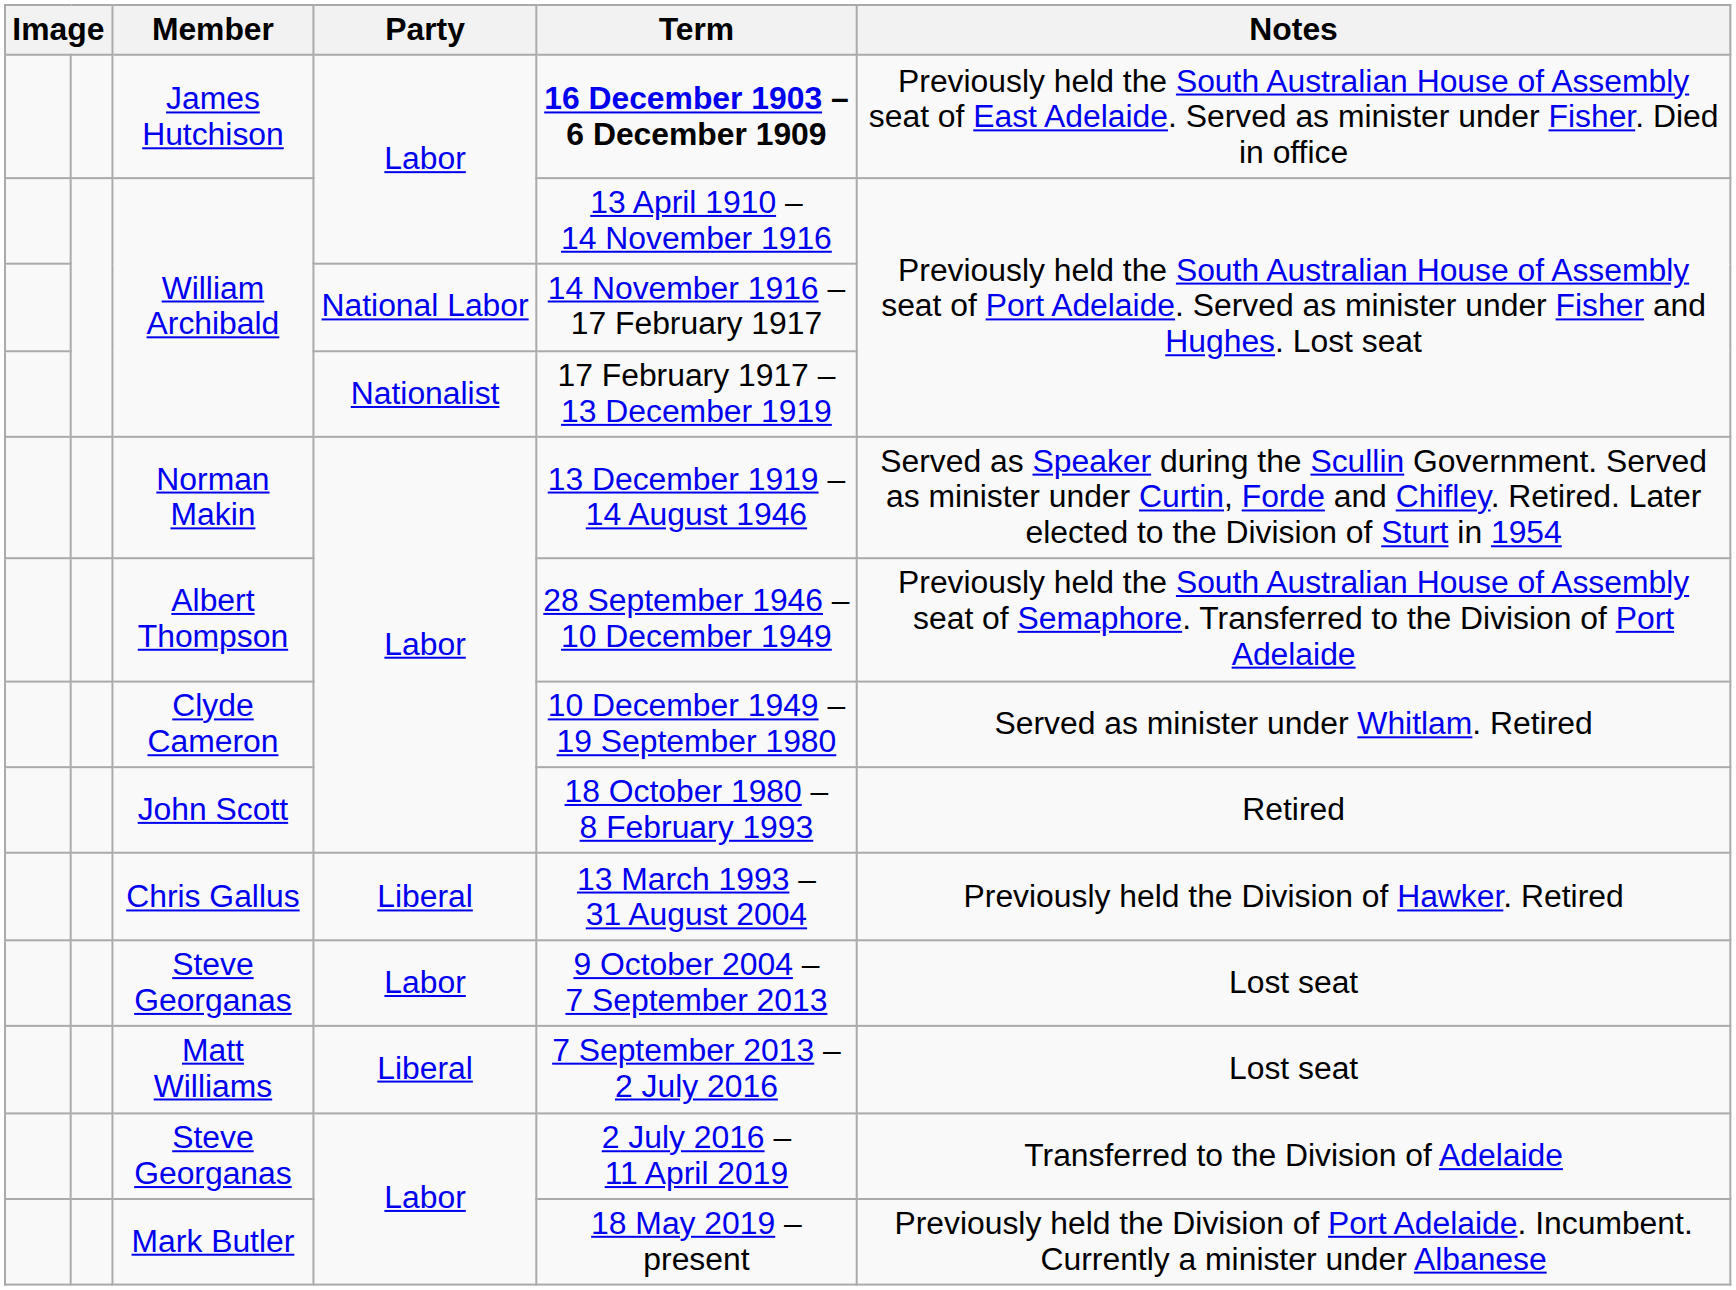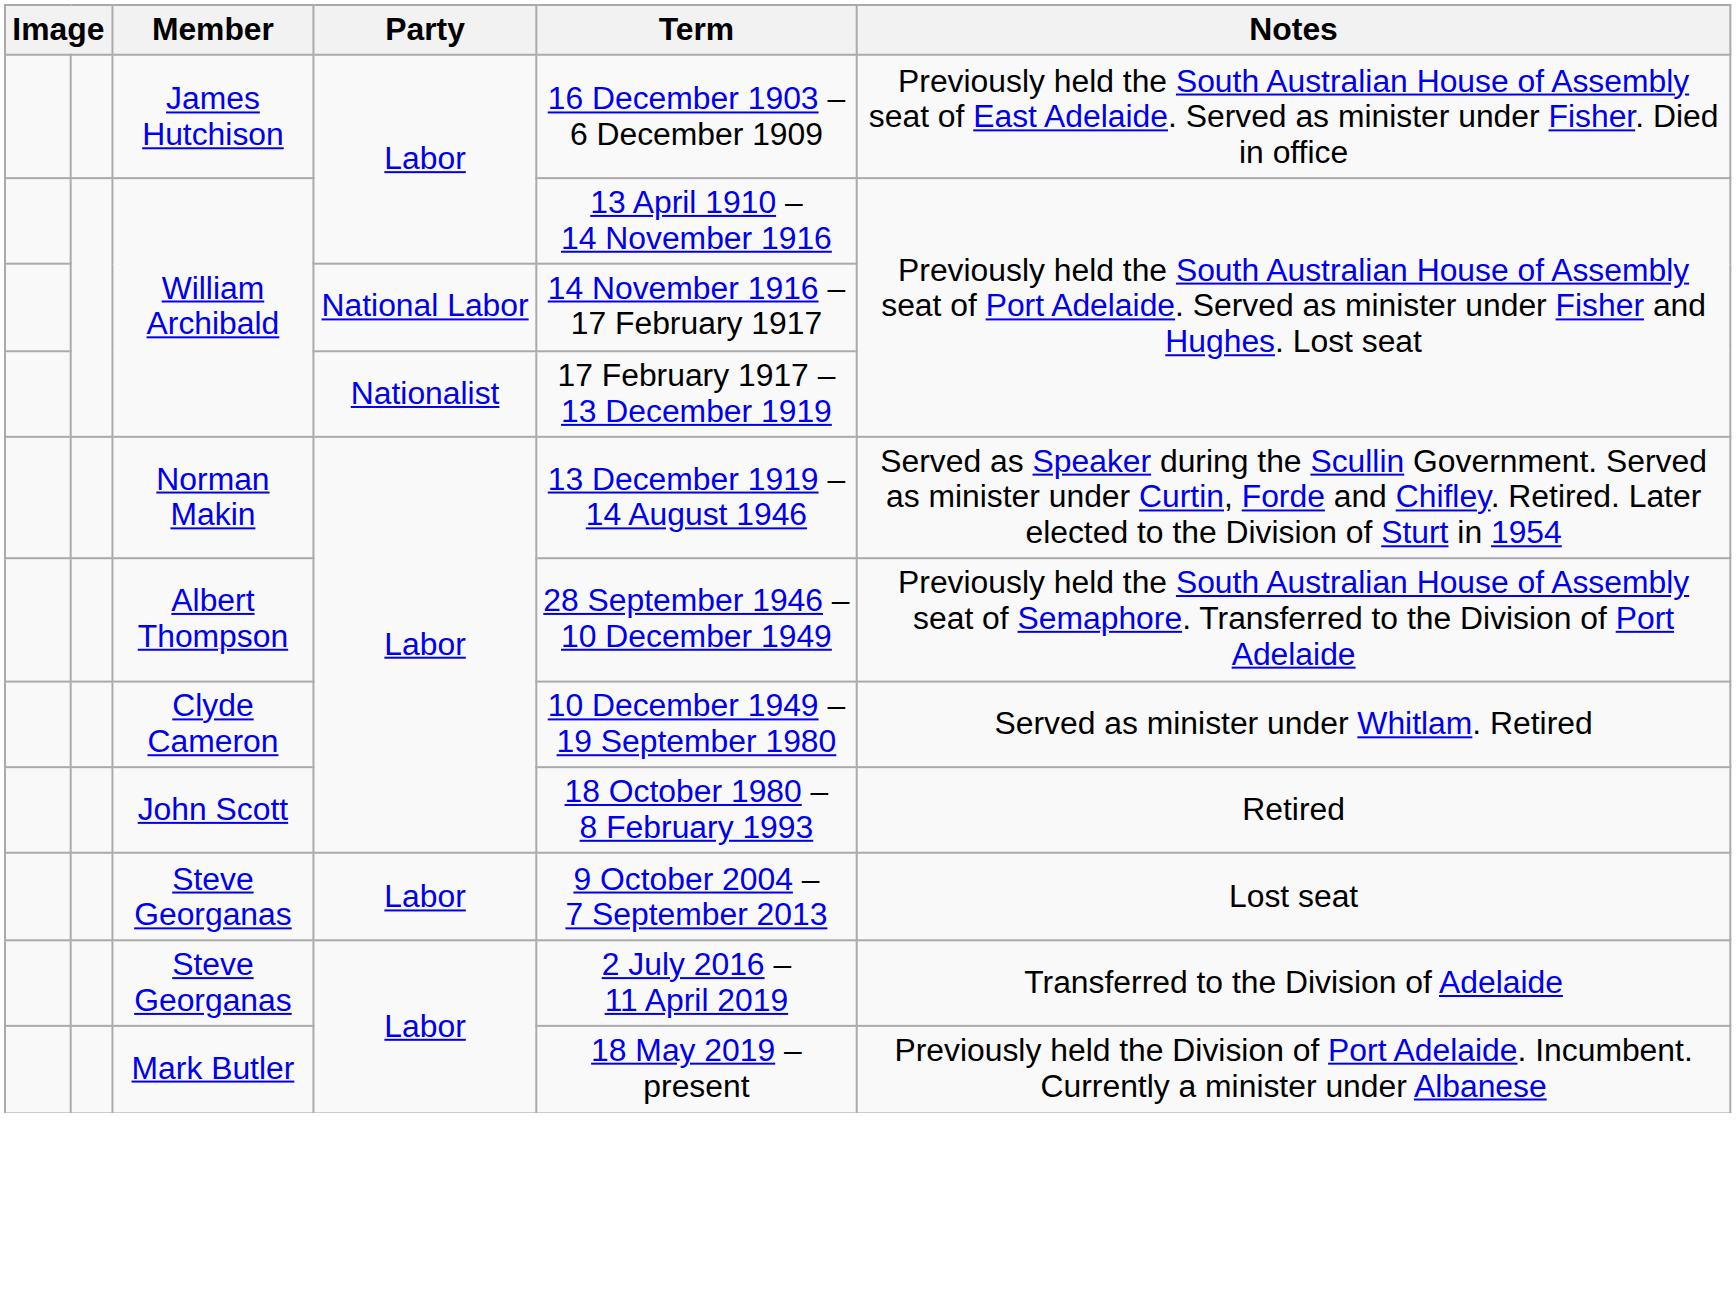(696, 116) bold -> (696, 116) normal
- row: (213, 896)
- row: (213, 1068)
